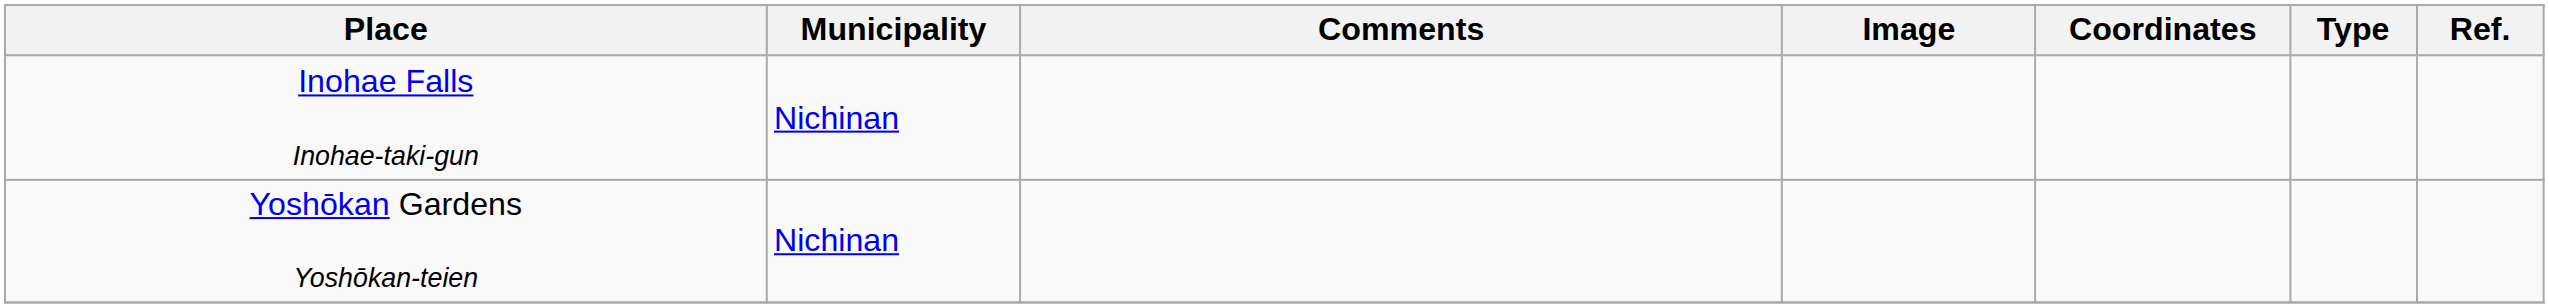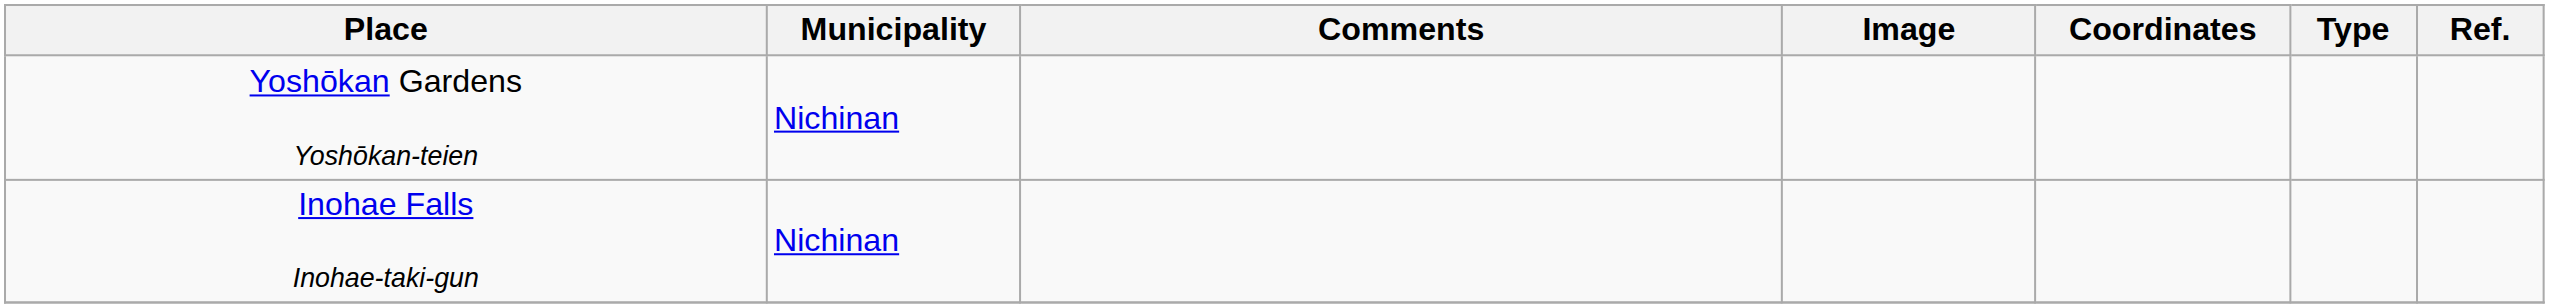rows swapped: (386, 117) <-> (386, 240)
